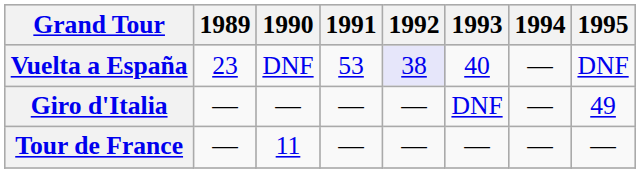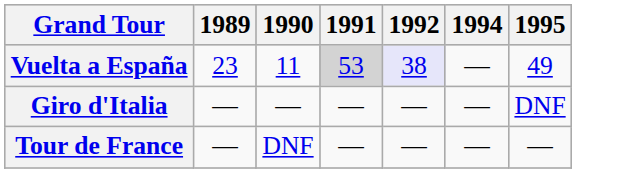- column: (477, 24)
(288, 65) DNF -> (288, 65) 11
(351, 65) no background -> (351, 65) lightgrey background
(603, 65) DNF -> (540, 65) 49
(603, 106) 49 -> (540, 106) DNF
(288, 146) 11 -> (288, 146) DNF
